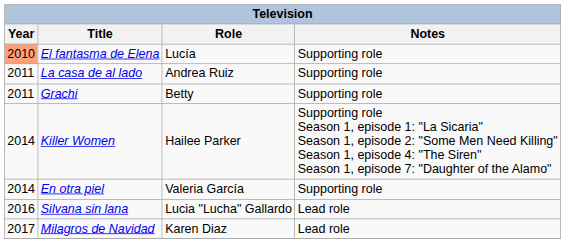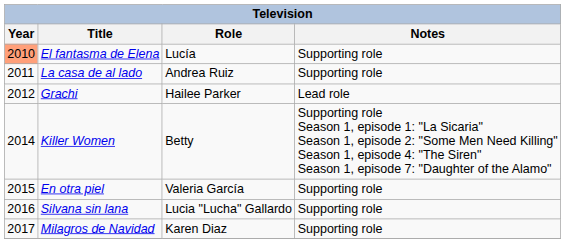(21, 93) 2011 -> (21, 93) 2012
(179, 93) Betty -> (203, 93) Hailee Parker
(340, 93) Supporting role -> (324, 93) Lead role
(203, 141) Hailee Parker -> (179, 141) Betty
(21, 189) 2014 -> (21, 189) 2015
(324, 209) Lead role -> (340, 209) Supporting role
(324, 228) Lead role -> (340, 228) Supporting role
